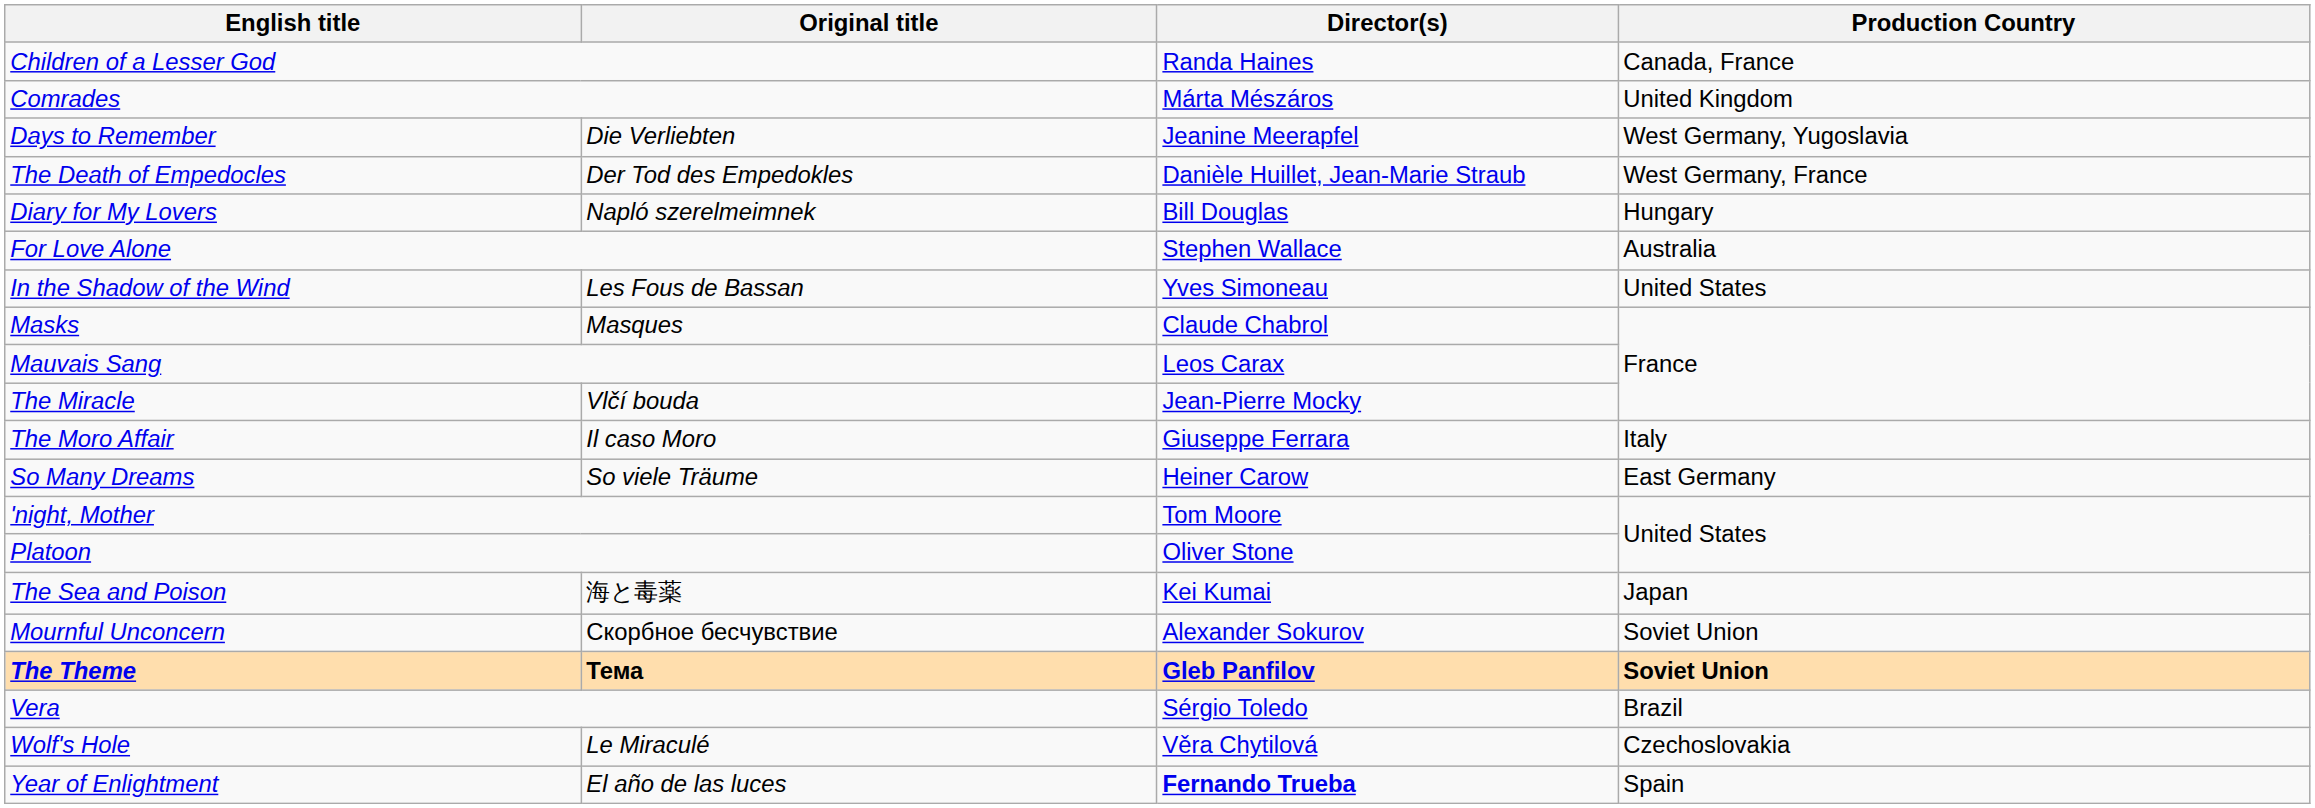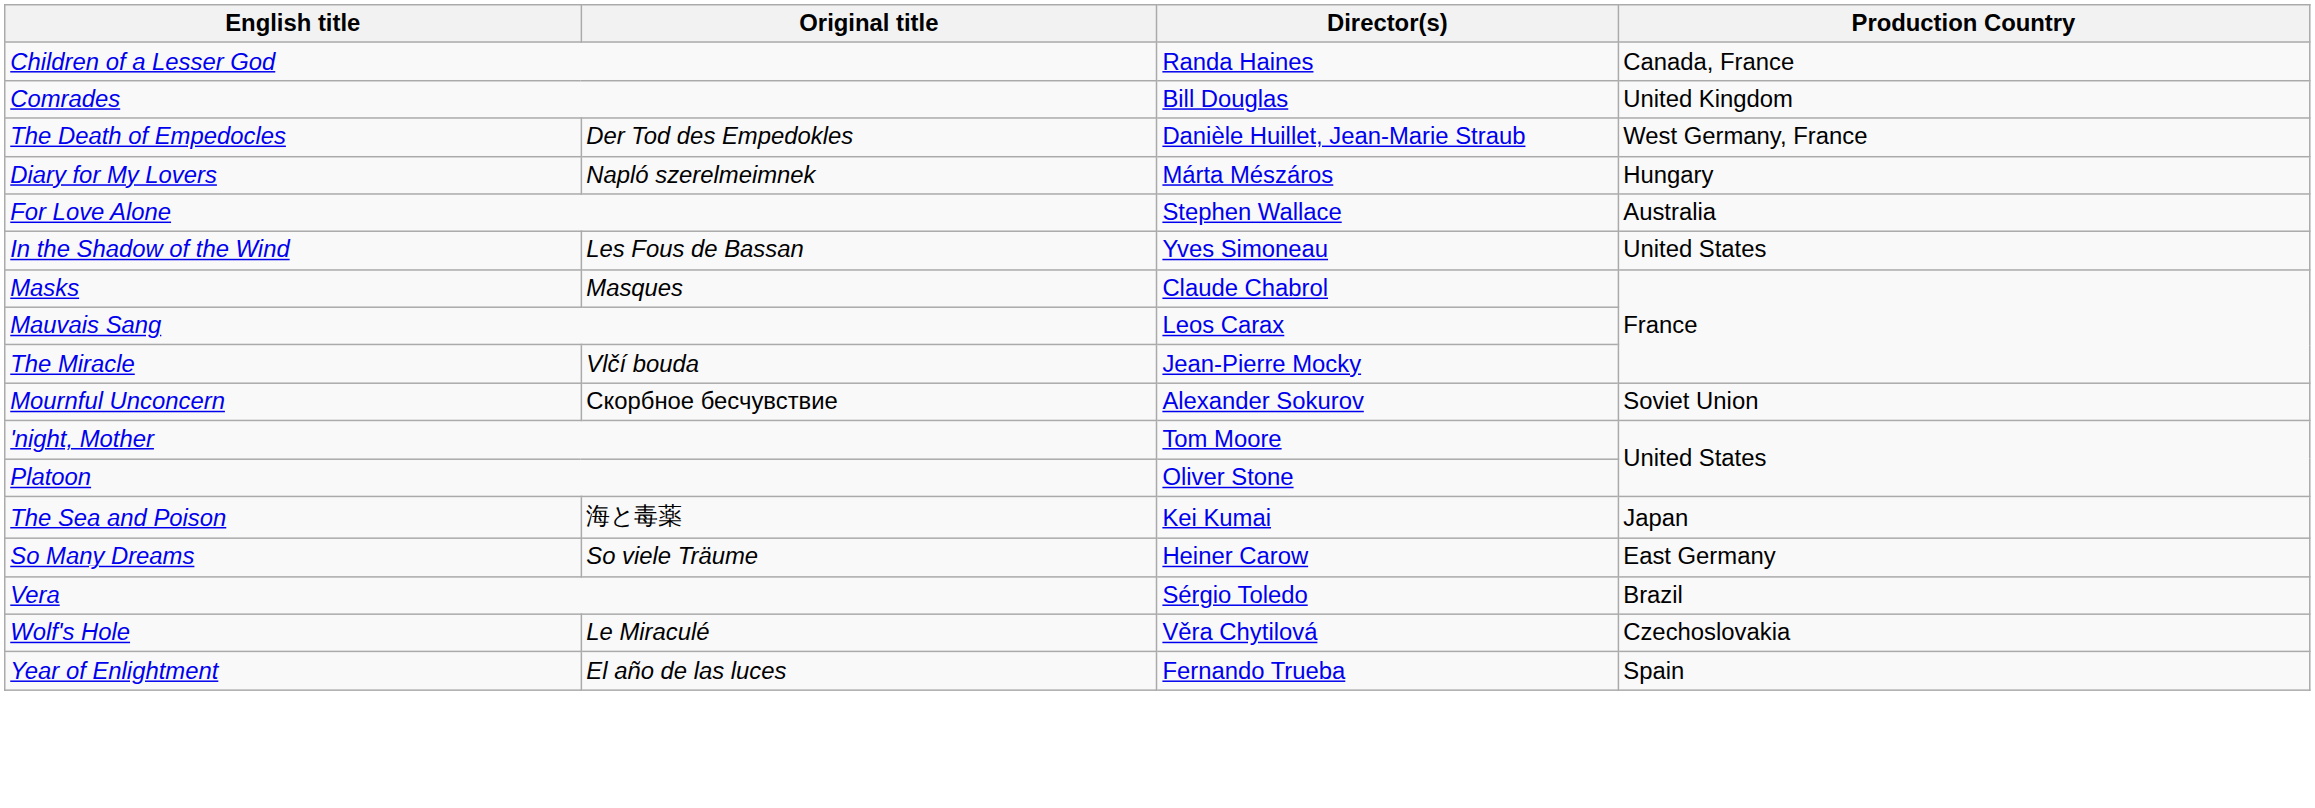(1248, 99) Márta Mészáros -> (1225, 99) Bill Douglas
- row: (113, 136)
(1225, 212) Bill Douglas -> (1248, 174) Márta Mészáros
- row: (92, 439)
rows swapped: (118, 632) <-> (102, 477)
- row: (73, 670)
(1259, 784) bold -> (1254, 670) normal
